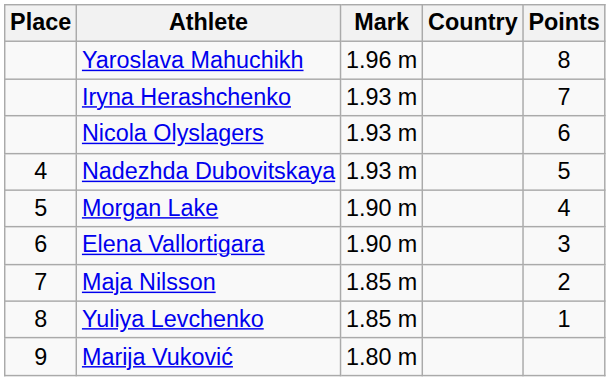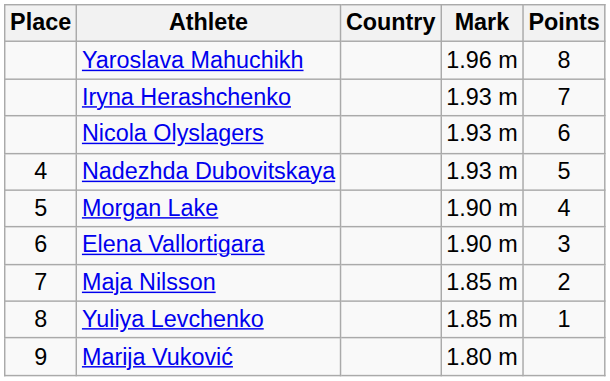columns swapped: (473, 23) <-> (382, 23)
